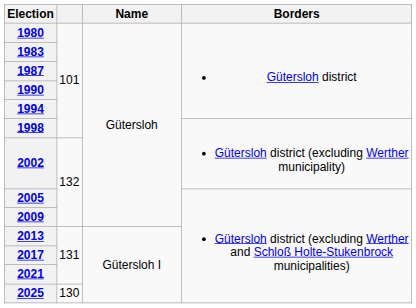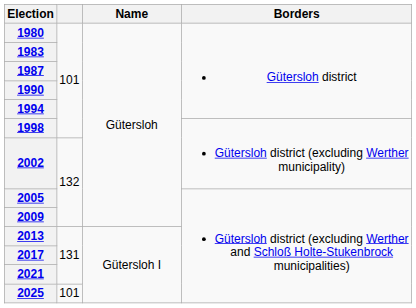(69, 293) 130 -> (69, 293) 101
